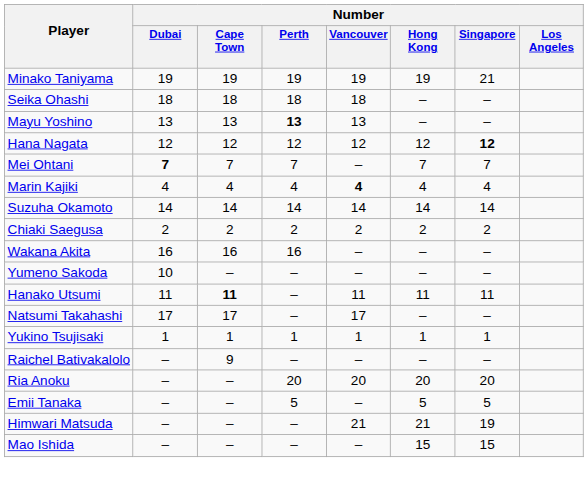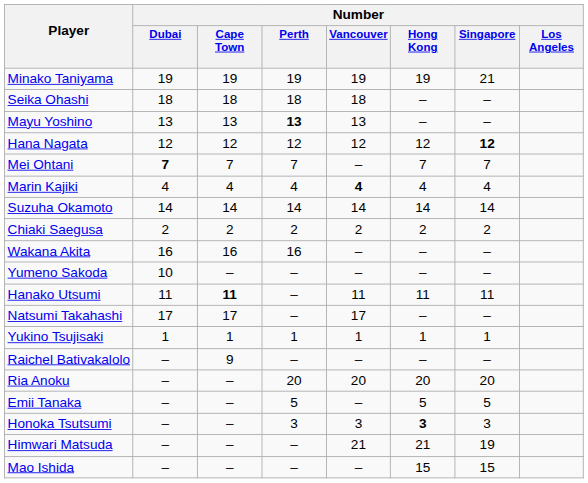+ row: (60, 423)
